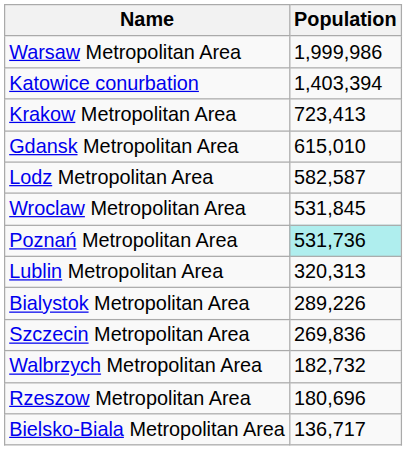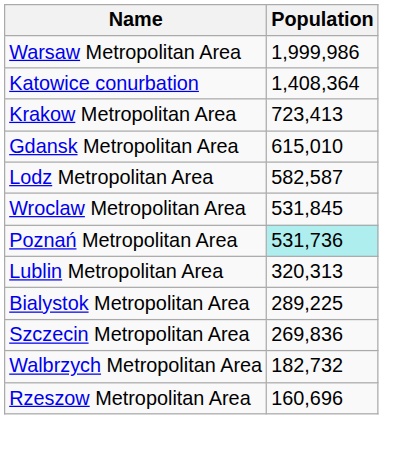(338, 83) 1,403,394 -> (315, 83) 1,408,364
(330, 303) 289,226 -> (307, 303) 289,225
(330, 397) 180,696 -> (307, 397) 160,696
- row: (147, 429)
